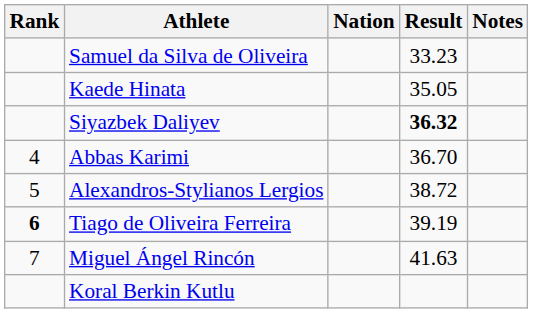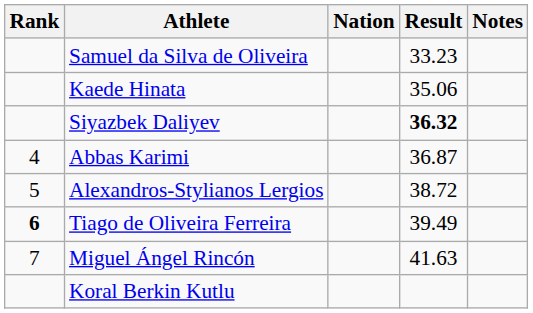(433, 88) 35.05 -> (433, 88) 35.06
(433, 156) 36.70 -> (433, 156) 36.87
(433, 223) 39.19 -> (433, 223) 39.49
